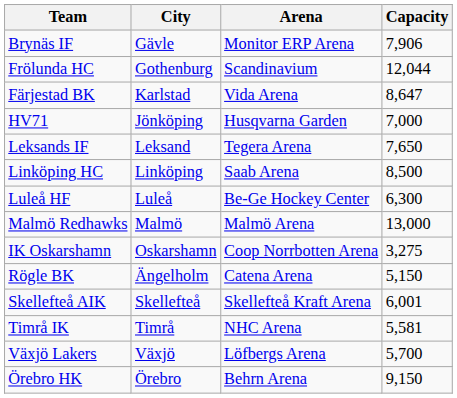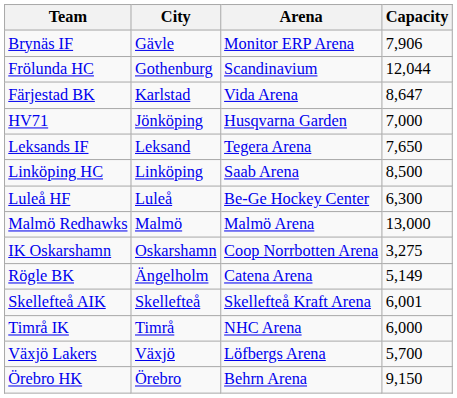(404, 276) 5,150 -> (404, 276) 5,149
(404, 328) 5,581 -> (404, 328) 6,000
